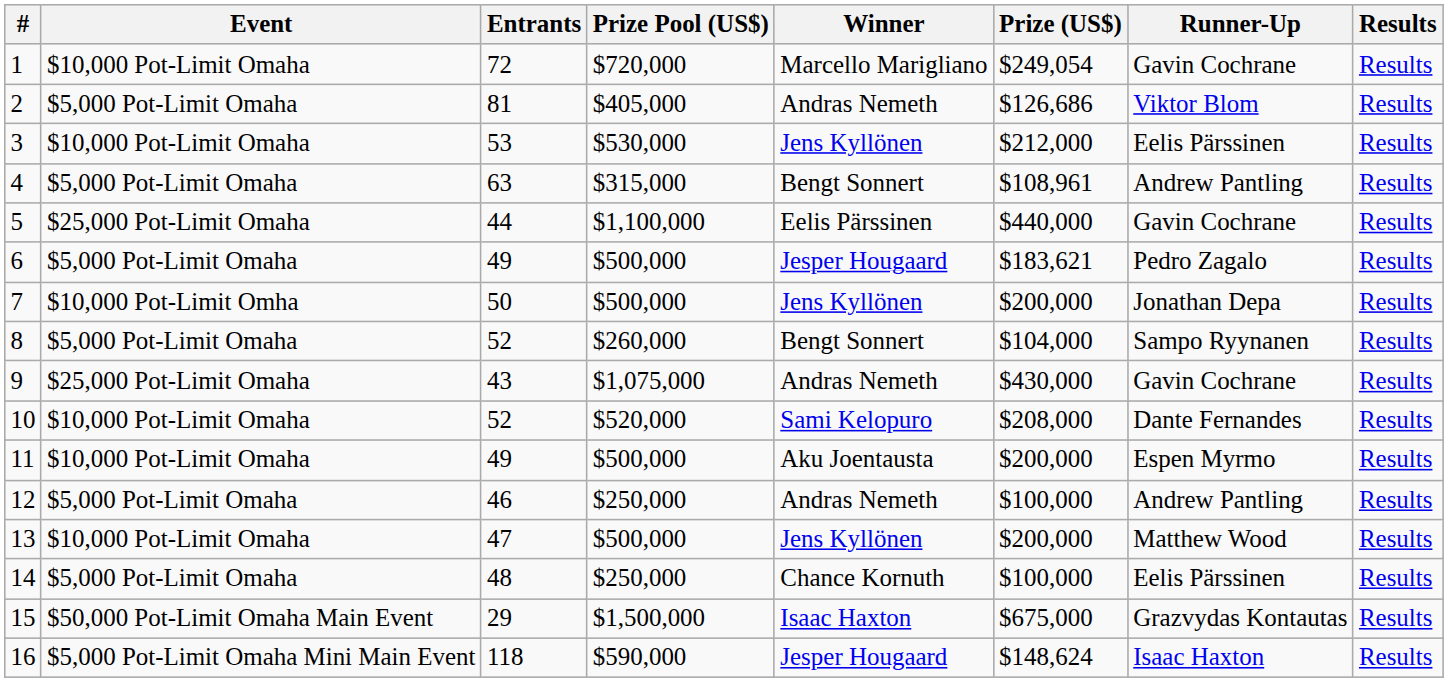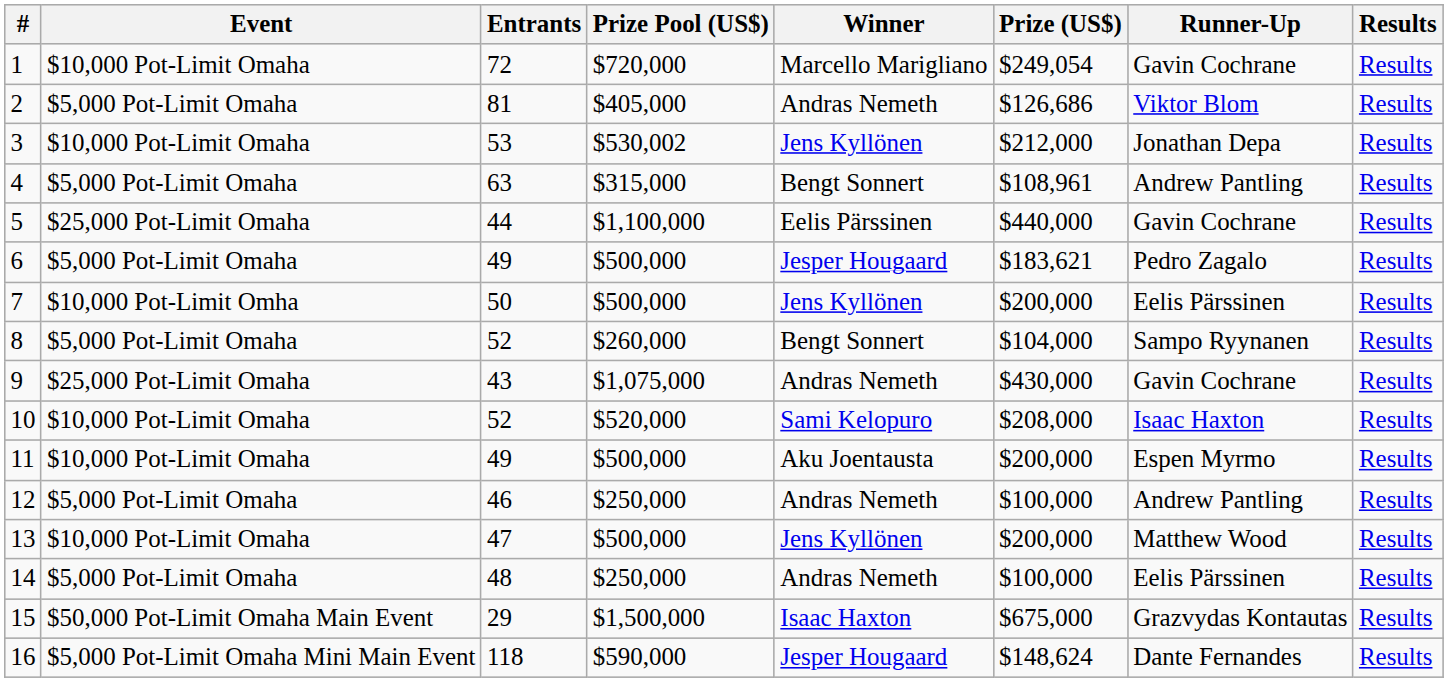(640, 143) $530,000 -> (640, 143) $530,002
(1209, 143) Eelis Pärssinen -> (1207, 143) Jonathan Depa
(1207, 301) Jonathan Depa -> (1209, 301) Eelis Pärssinen
(1217, 420) Dante Fernandes -> (1199, 420) Isaac Haxton
(862, 578) Chance Kornuth -> (859, 578) Andras Nemeth
(1199, 657) Isaac Haxton -> (1217, 657) Dante Fernandes
